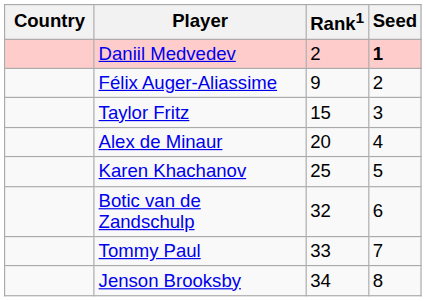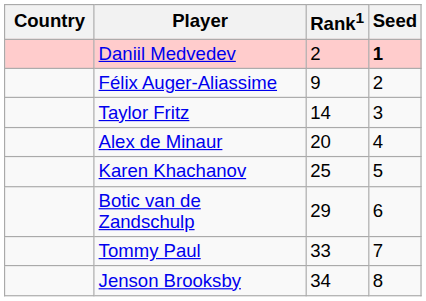(320, 112) 15 -> (320, 112) 14
(320, 211) 32 -> (320, 211) 29
